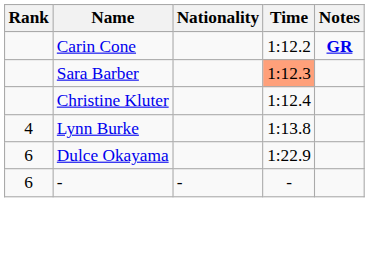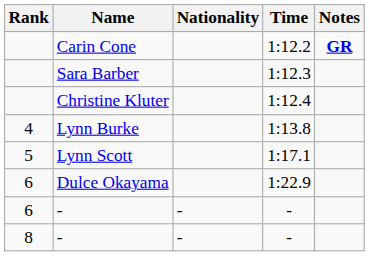(289, 73) lightsalmon background -> (289, 73) no background
+ row: (29, 155)
+ row: (29, 237)
